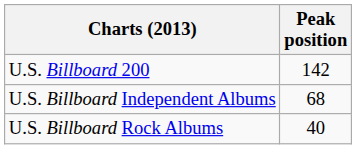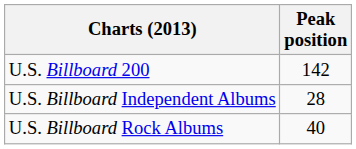(316, 98) 68 -> (316, 98) 28
